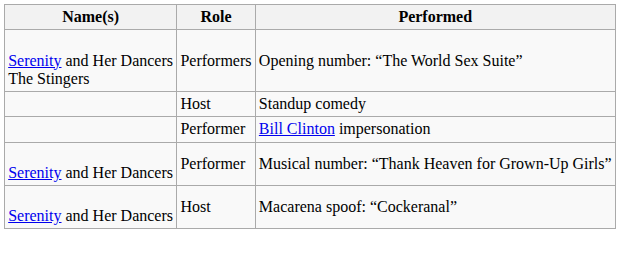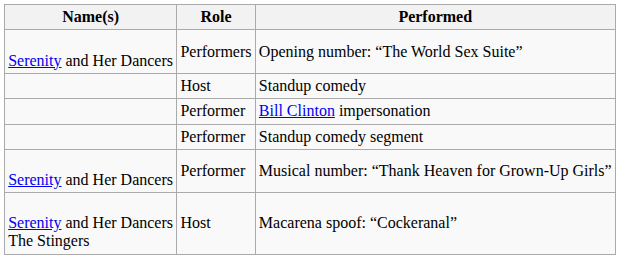(91, 69) Serenity and Her Dancers The Stingers -> (91, 60) Serenity and Her Dancers
+ row: (341, 136)
(91, 216) Serenity and Her Dancers -> (91, 232) Serenity and Her Dancers The Stingers
